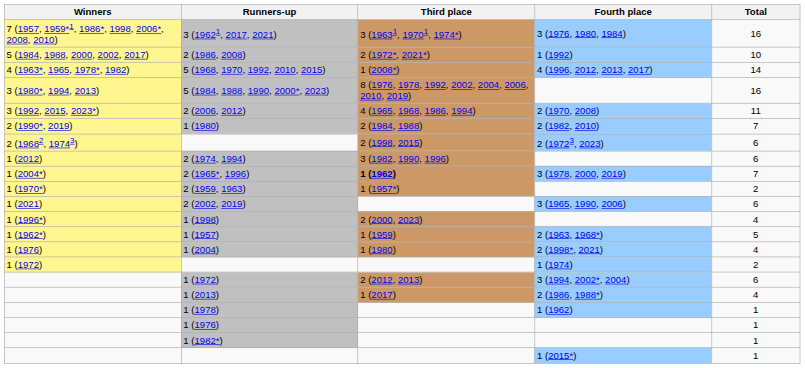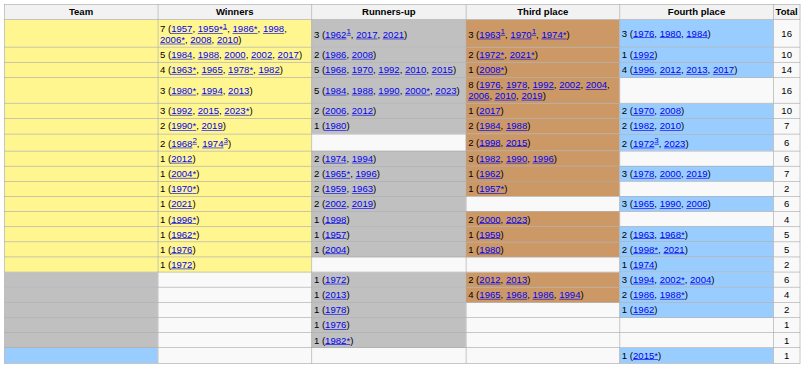+ column: (81, 12)
(418, 111) 4 (1965, 1968, 1986, 1994) -> (486, 111) 1 (2017)
(756, 111) 11 -> (787, 111) 10
(378, 174) bold -> (486, 174) normal
(756, 250) 4 -> (787, 250) 5
(378, 295) 1 (2017) -> (526, 295) 4 (1965, 1968, 1986, 1994)
(756, 310) 1 -> (787, 310) 2
